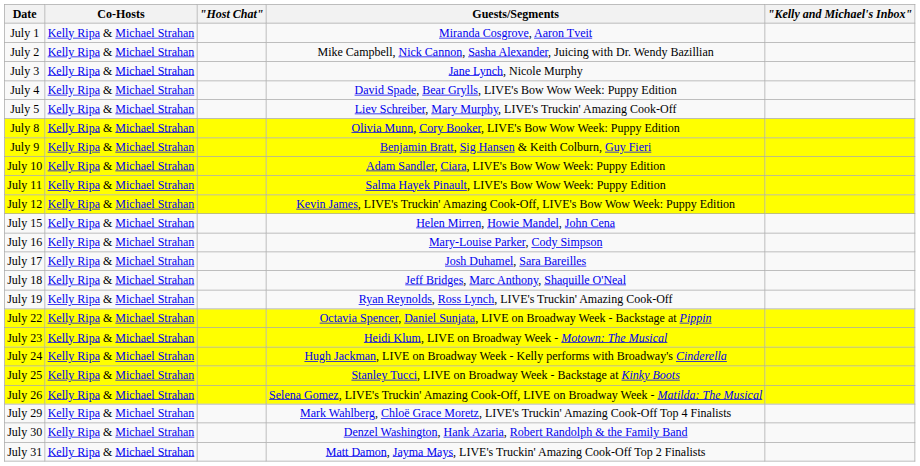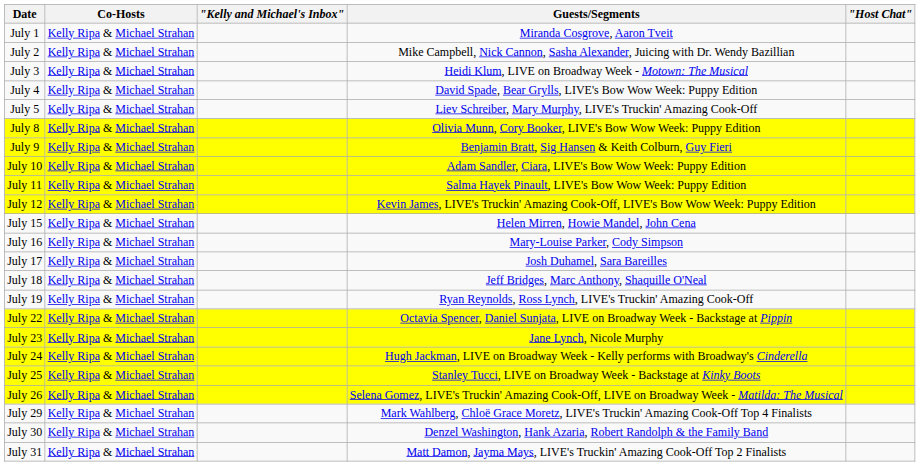columns swapped: (232, 14) <-> (840, 14)
(516, 71) Jane Lynch, Nicole Murphy -> (596, 71) Heidi Klum, LIVE on Broadway Week - Motown: The Musical
(516, 337) Heidi Klum, LIVE on Broadway Week - Motown: The Musical -> (596, 337) Jane Lynch, Nicole Murphy
